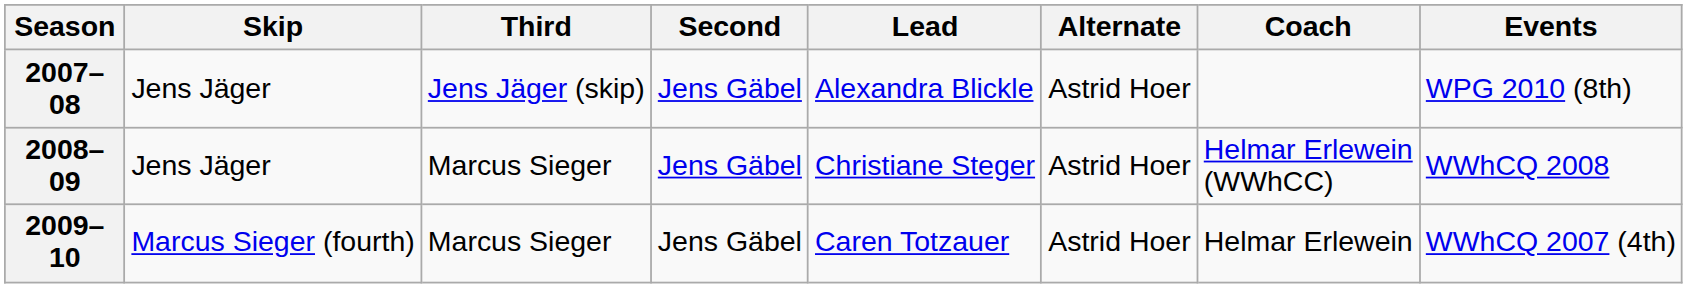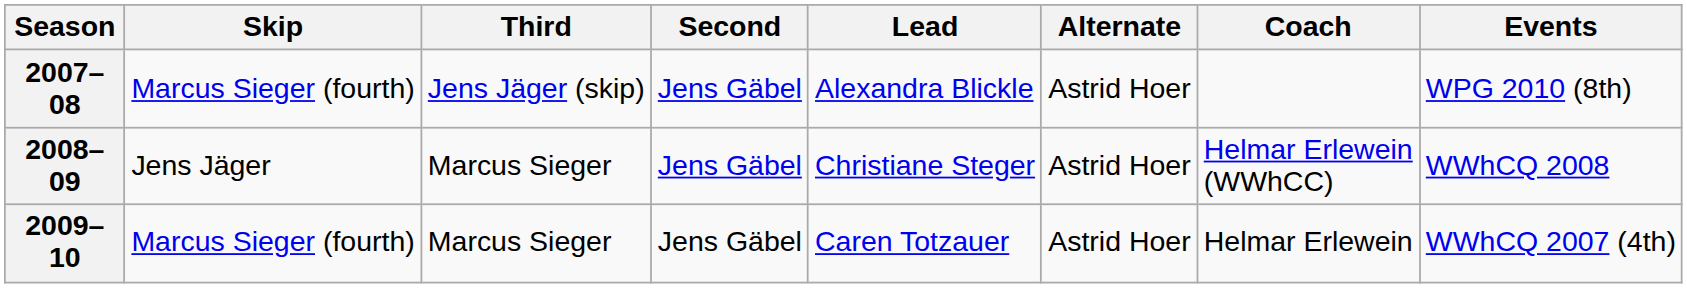(201, 88) Jens Jäger -> (273, 88) Marcus Sieger (fourth)
